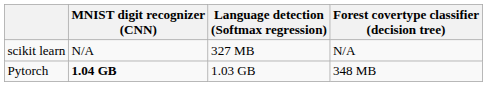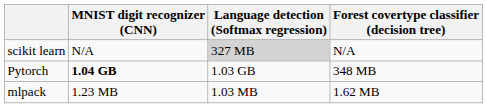(233, 50) no background -> (233, 50) lightgrey background
+ row: (27, 92)
